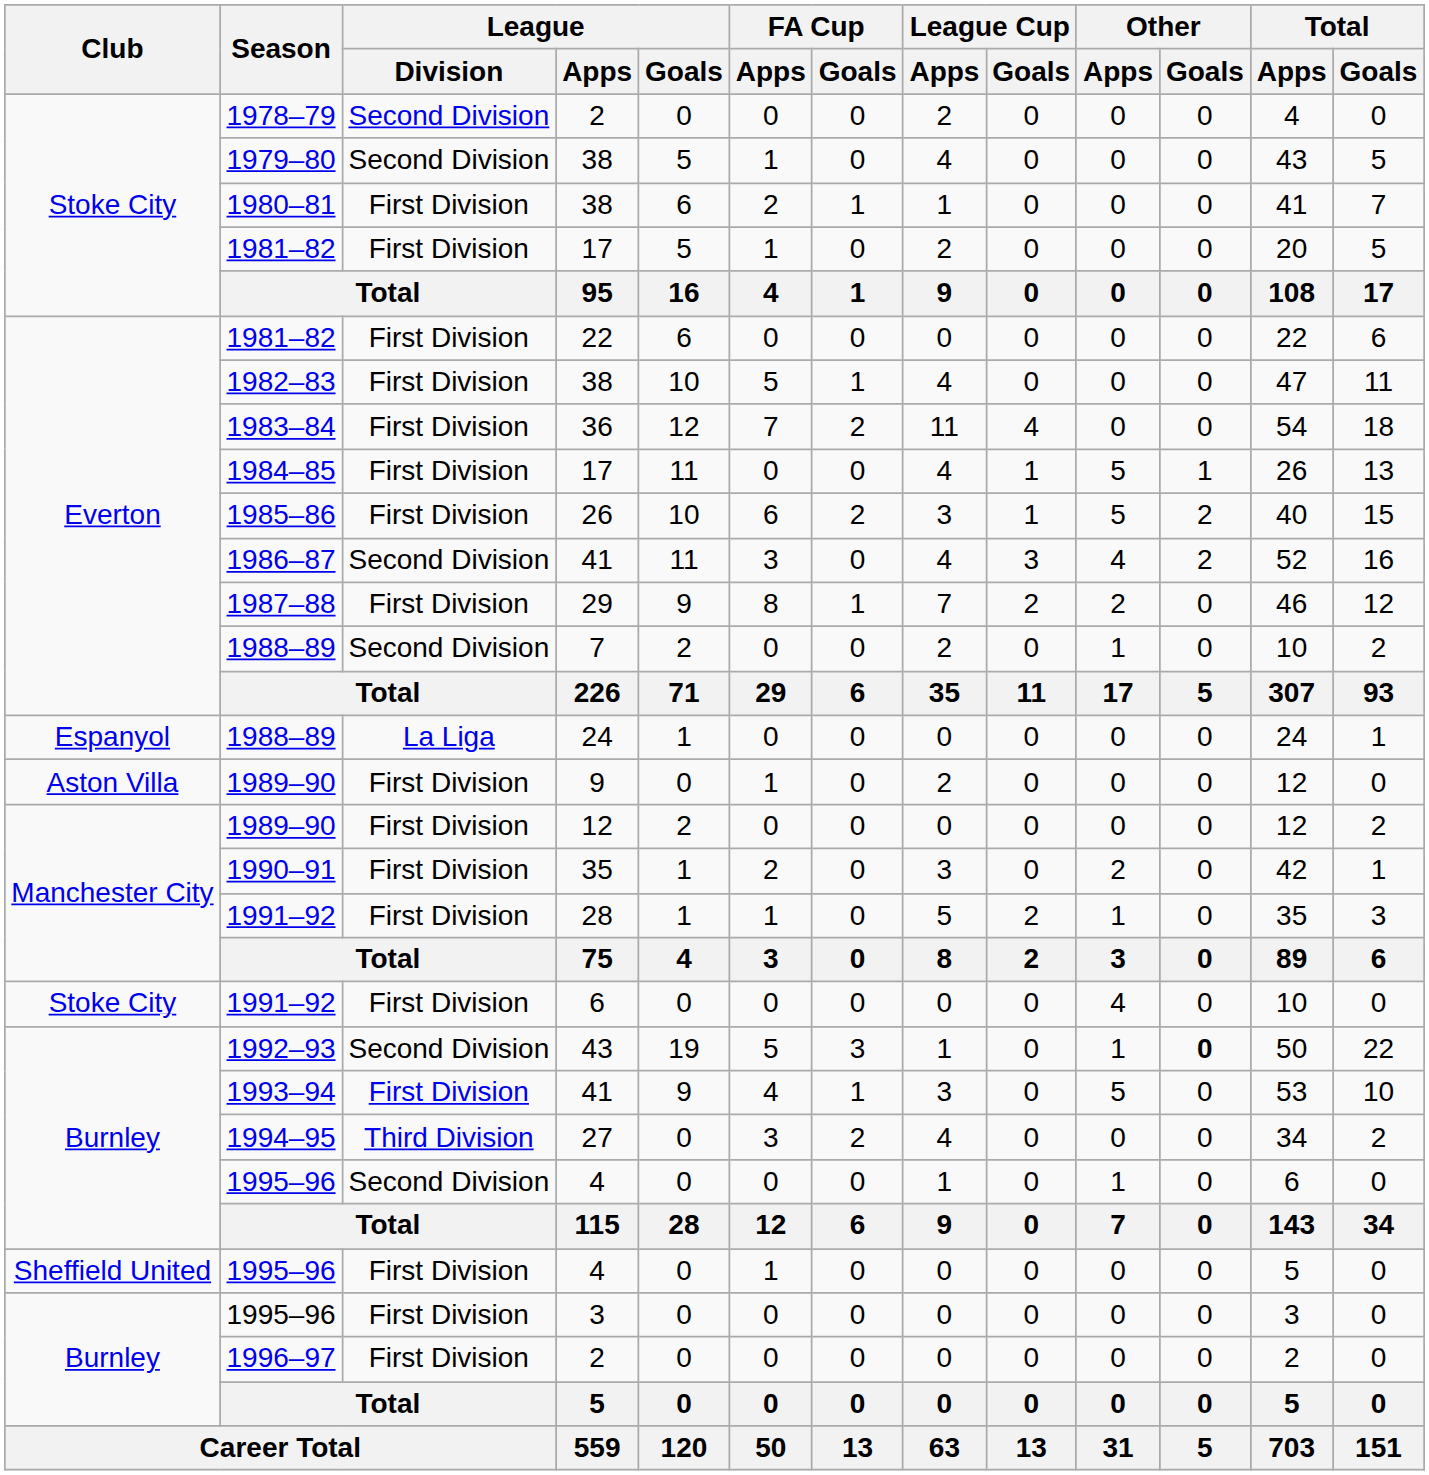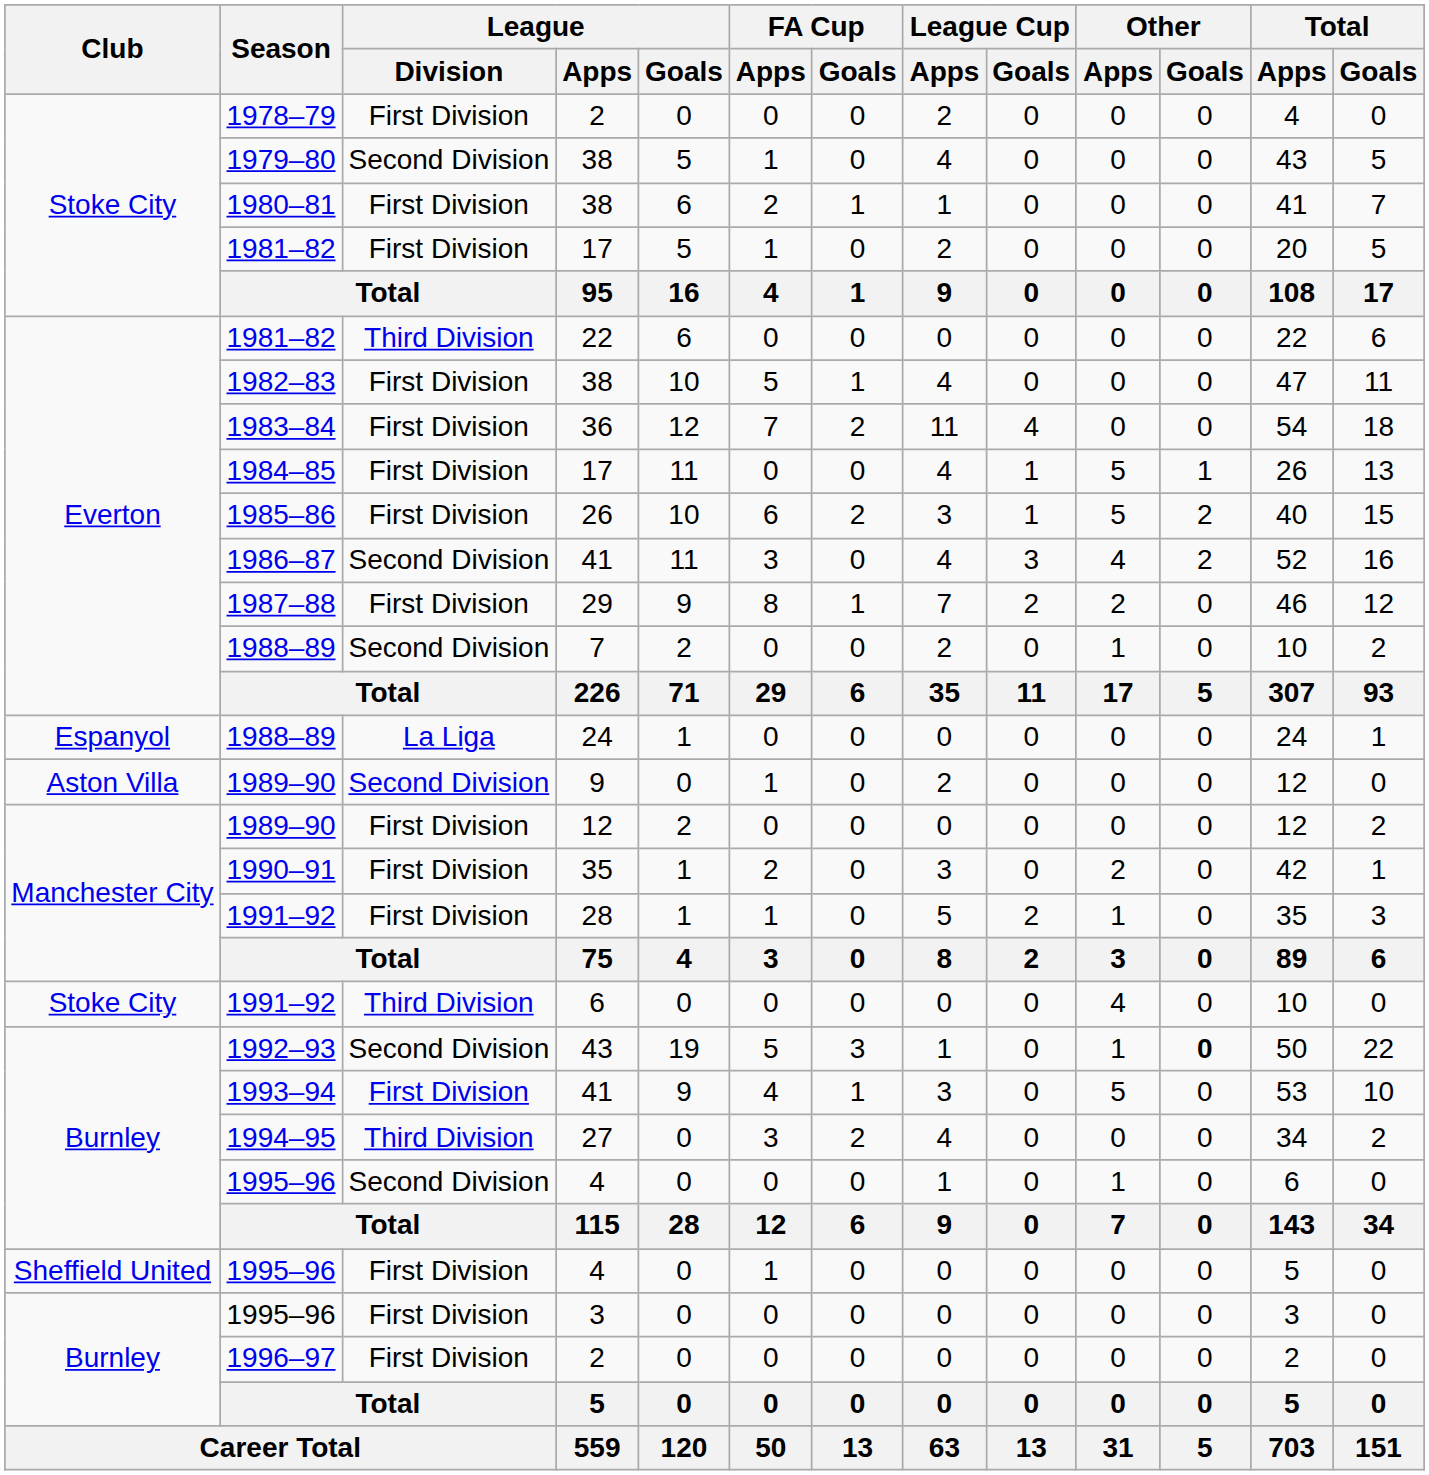(449, 115) Second Division -> (449, 115) First Division
(449, 337) First Division -> (449, 337) Third Division
(449, 781) First Division -> (449, 781) Second Division
(449, 1003) First Division -> (449, 1003) Third Division
